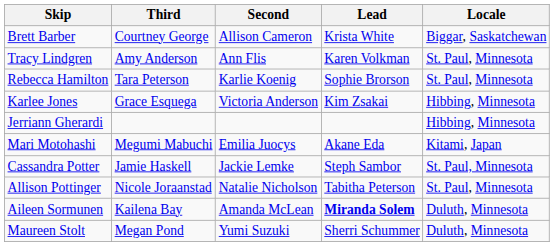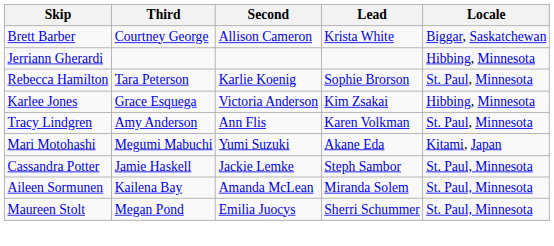rows swapped: (55, 123) <-> (50, 58)
(257, 144) Emilia Juocys -> (254, 144) Yumi Suzuki
- row: (54, 187)
(369, 209) bold -> (366, 187) normal
(477, 209) Duluth, Minnesota -> (479, 187) St. Paul, Minnesota
(254, 230) Yumi Suzuki -> (257, 209) Emilia Juocys
(477, 230) Duluth, Minnesota -> (479, 209) St. Paul, Minnesota
